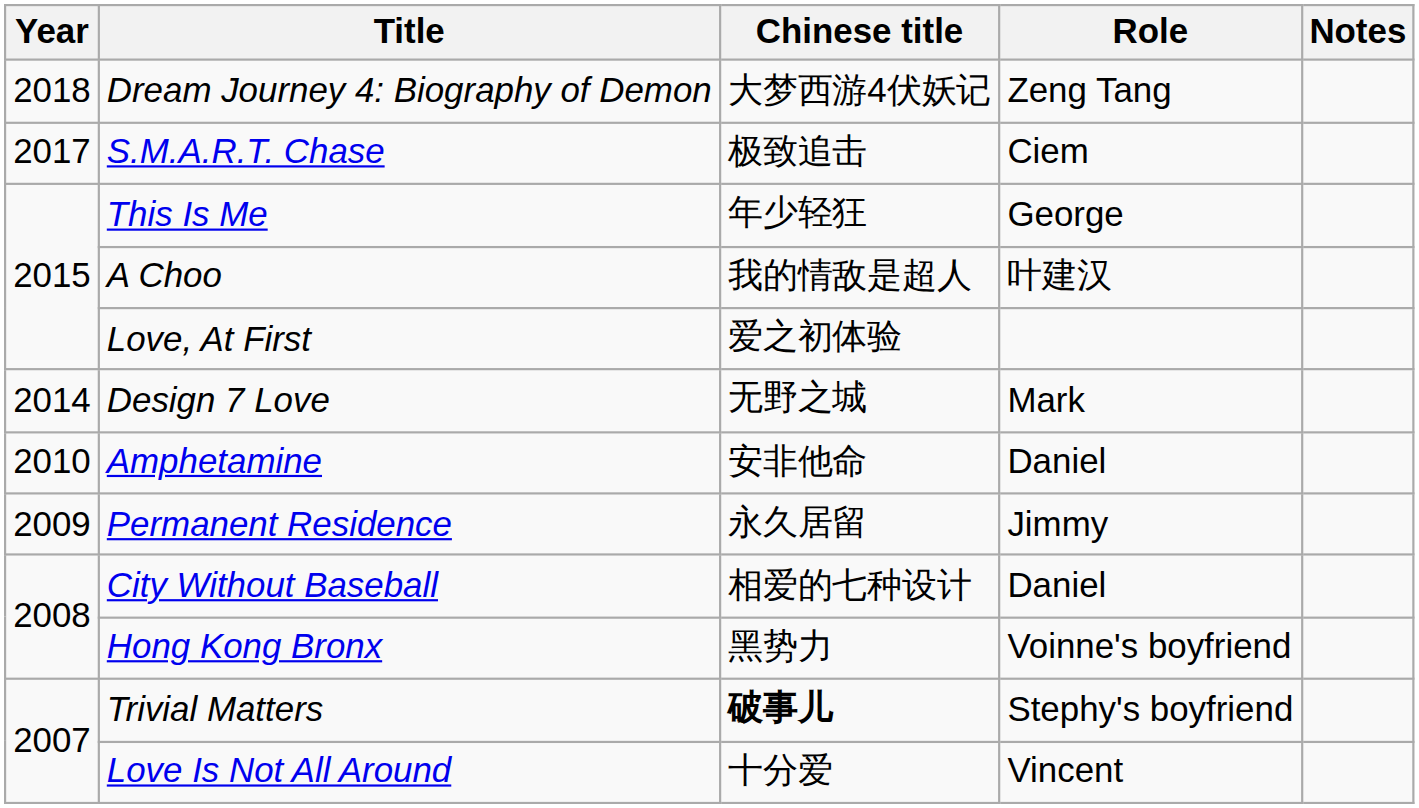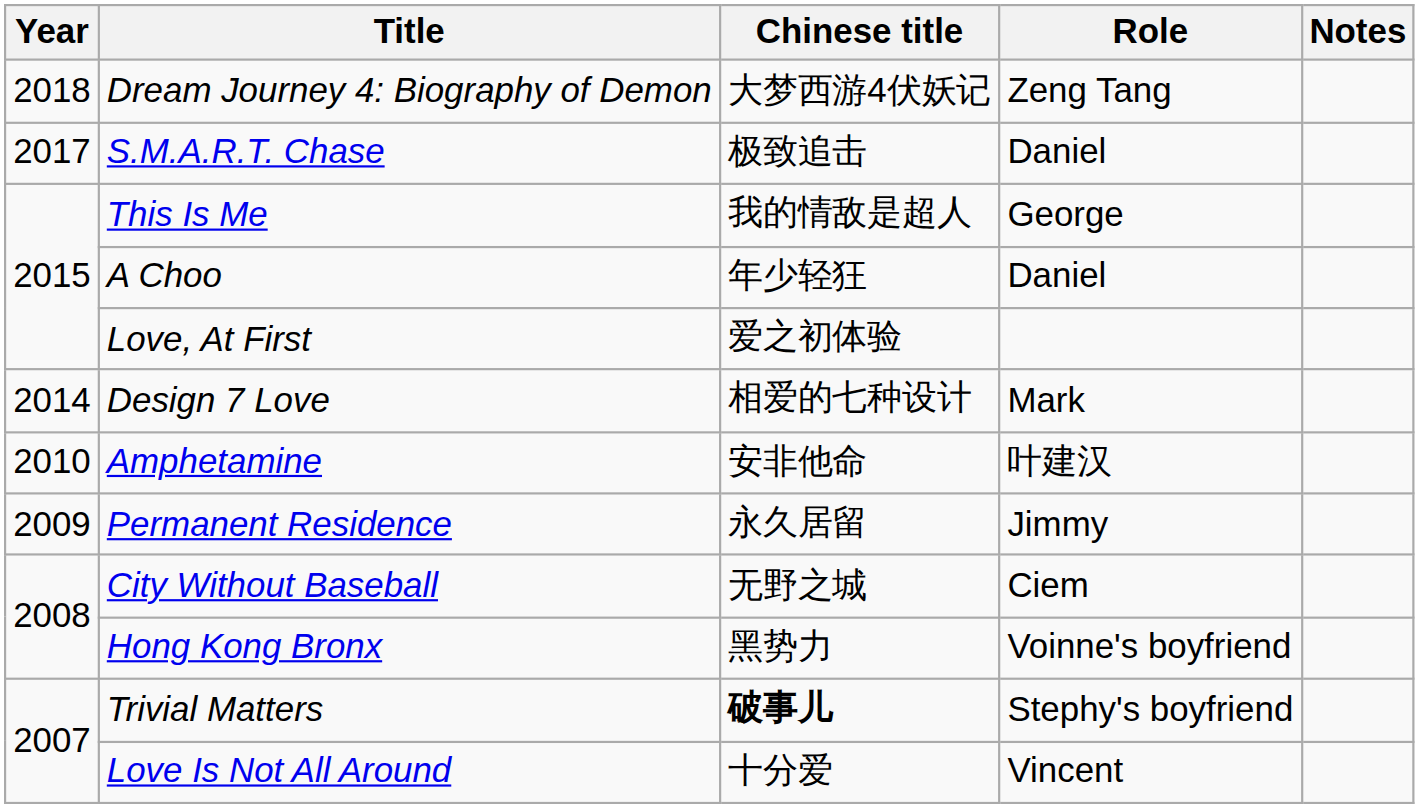(1048, 152) Ciem -> (1057, 152) Daniel
(798, 213) 年少轻狂 -> (850, 213) 我的情敌是超人
(850, 275) 我的情敌是超人 -> (798, 275) 年少轻狂
(1060, 275) 叶建汉 -> (1057, 276) Daniel
(798, 398) 无野之城 -> (850, 398) 相爱的七种设计
(1057, 461) Daniel -> (1060, 460) 叶建汉
(850, 584) 相爱的七种设计 -> (798, 584) 无野之城
(1057, 585) Daniel -> (1048, 585) Ciem
